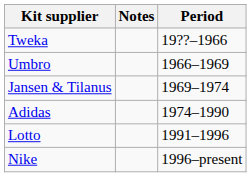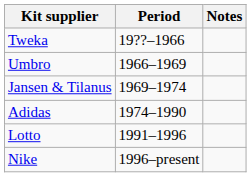columns swapped: (202, 16) <-> (136, 16)
